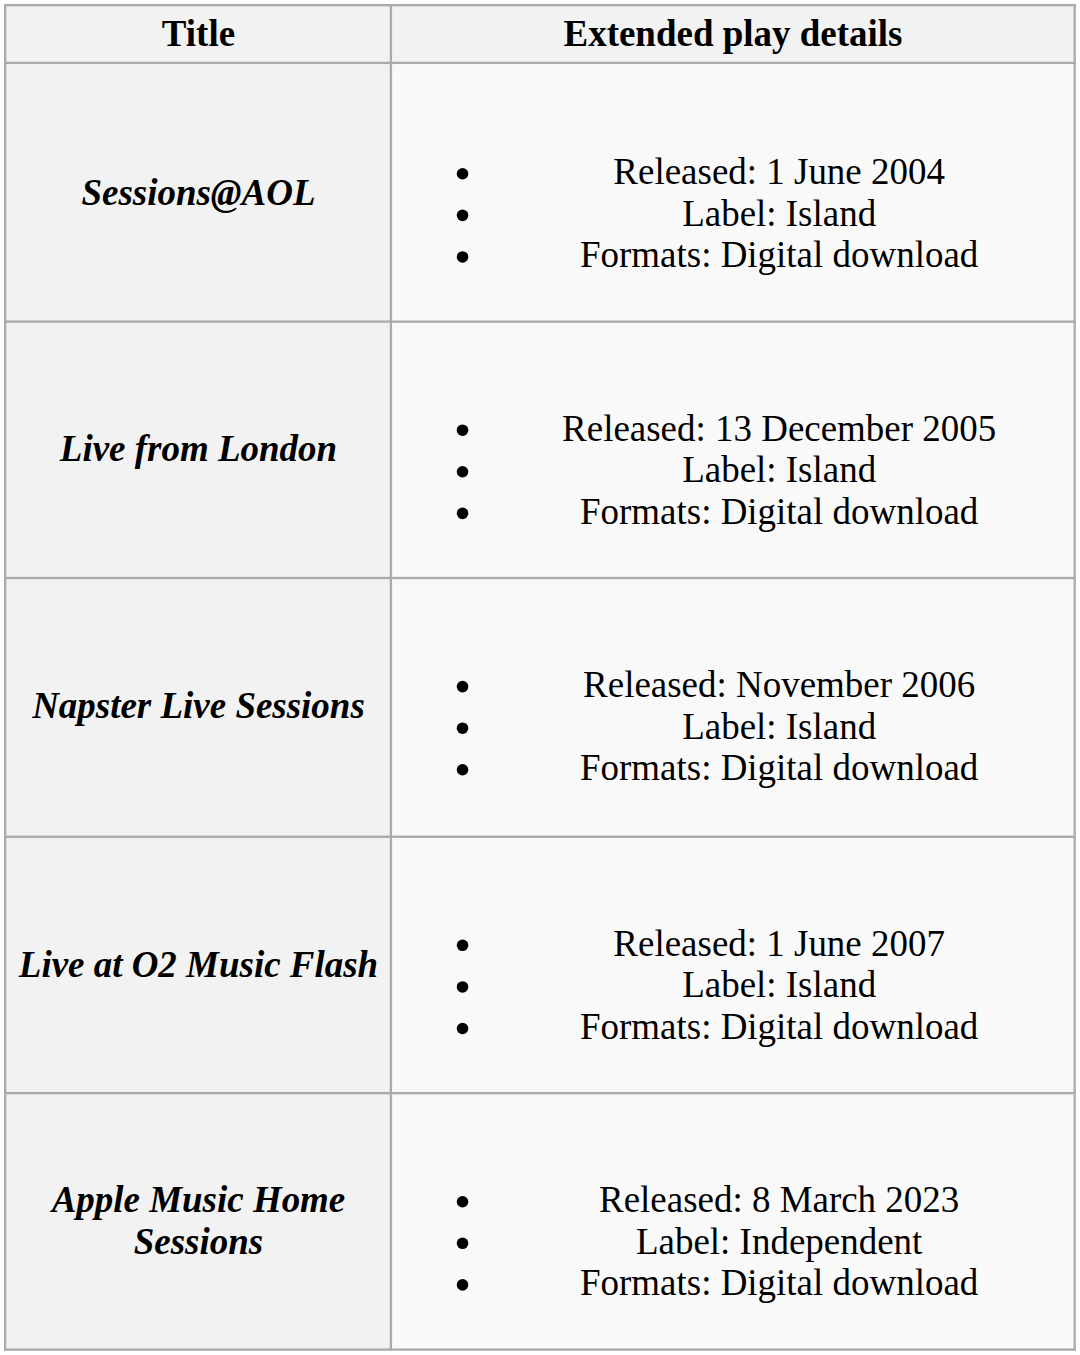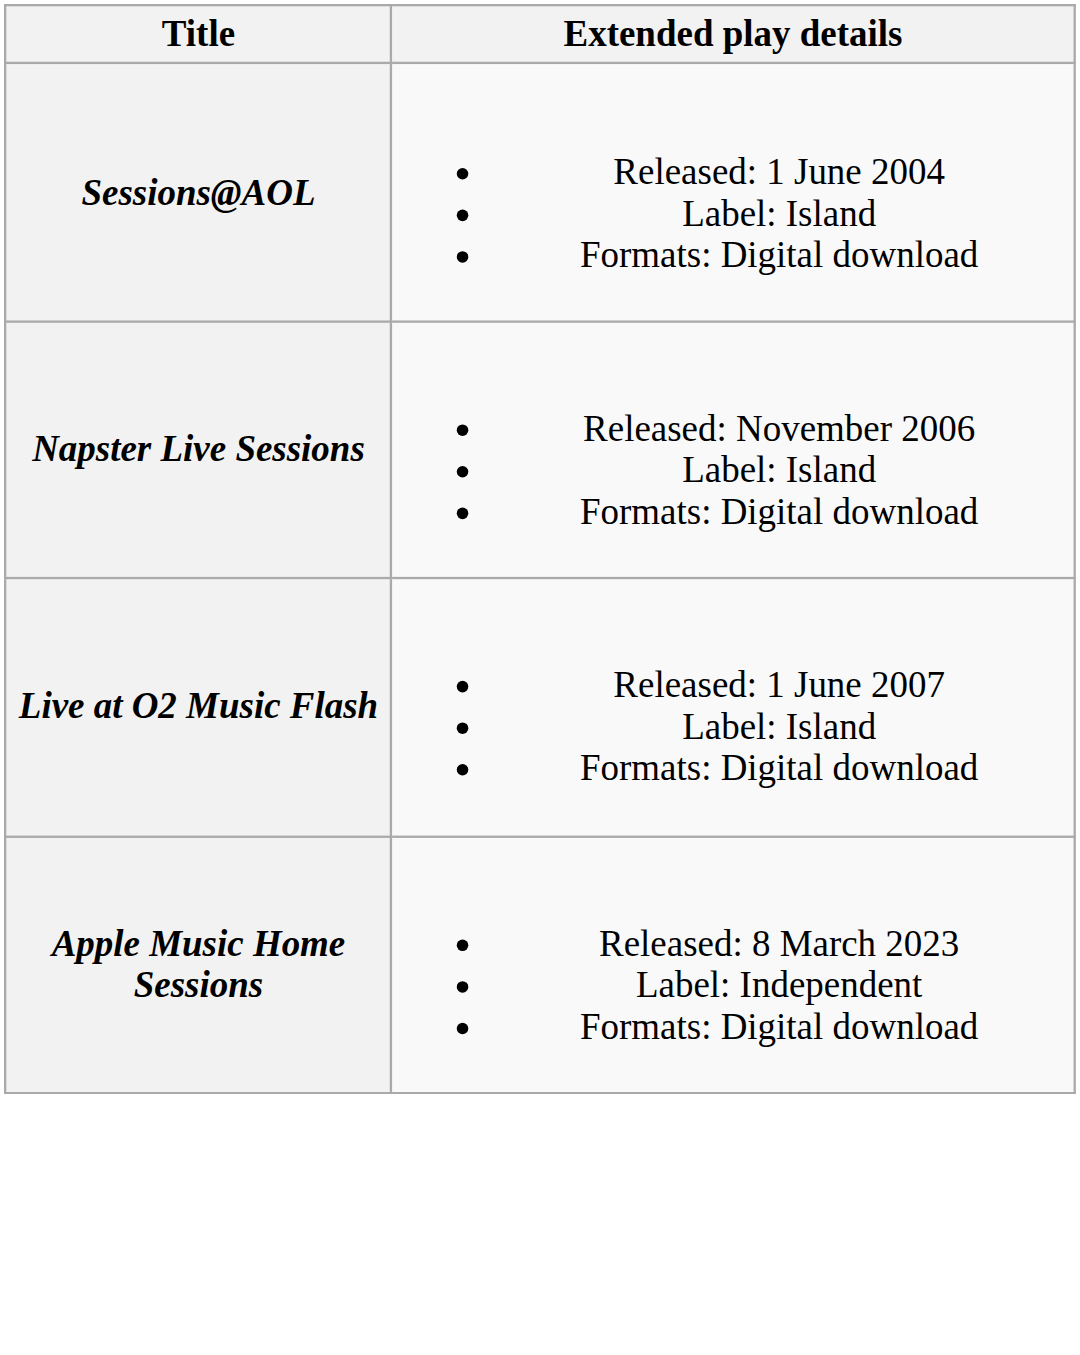- row: (198, 449)
